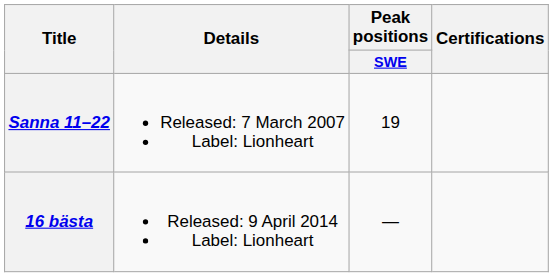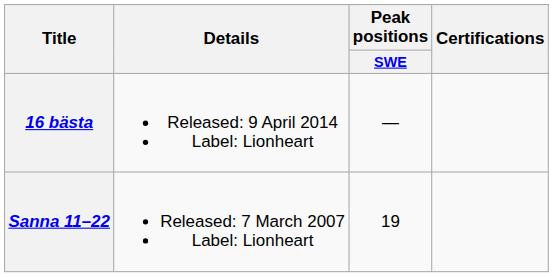rows swapped: (59, 122) <-> (59, 221)
